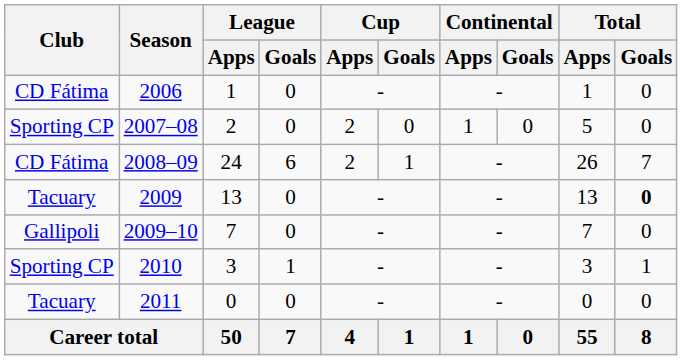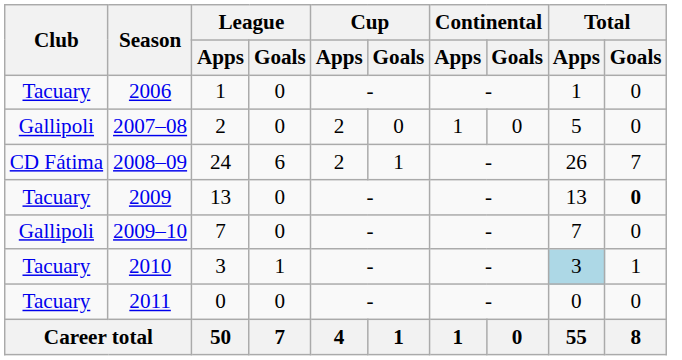(62, 92) CD Fátima -> (56, 92) Tacuary
(62, 127) Sporting CP -> (56, 127) Gallipoli
(62, 266) Sporting CP -> (56, 266) Tacuary
(587, 266) no background -> (576, 266) lightblue background
